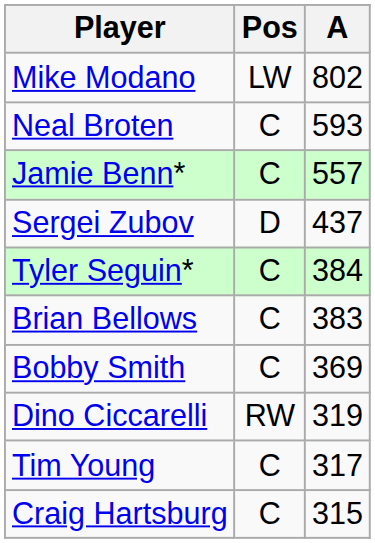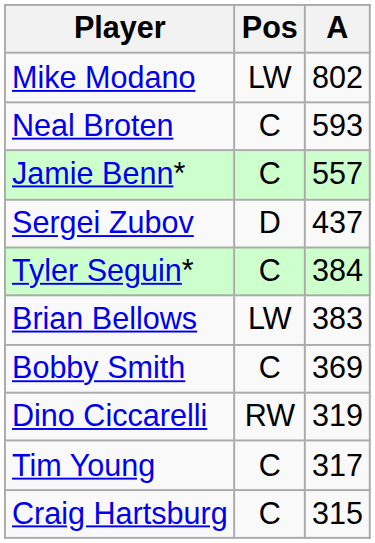(270, 319) C -> (270, 319) LW
